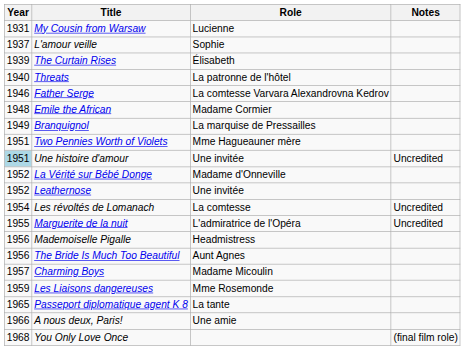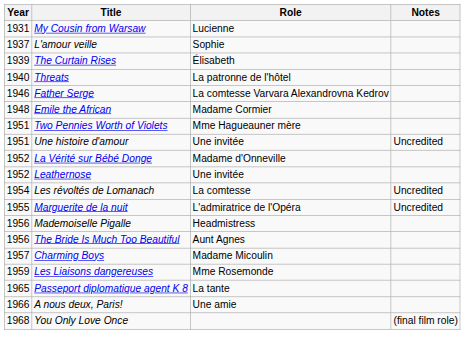- row: (62, 126)
(18, 158) lightblue background -> (18, 142) no background
